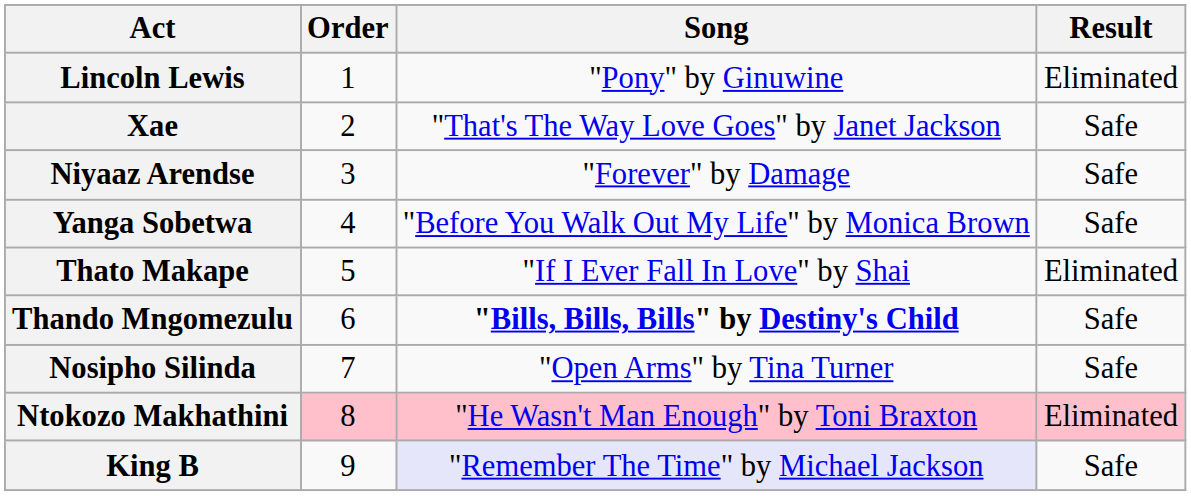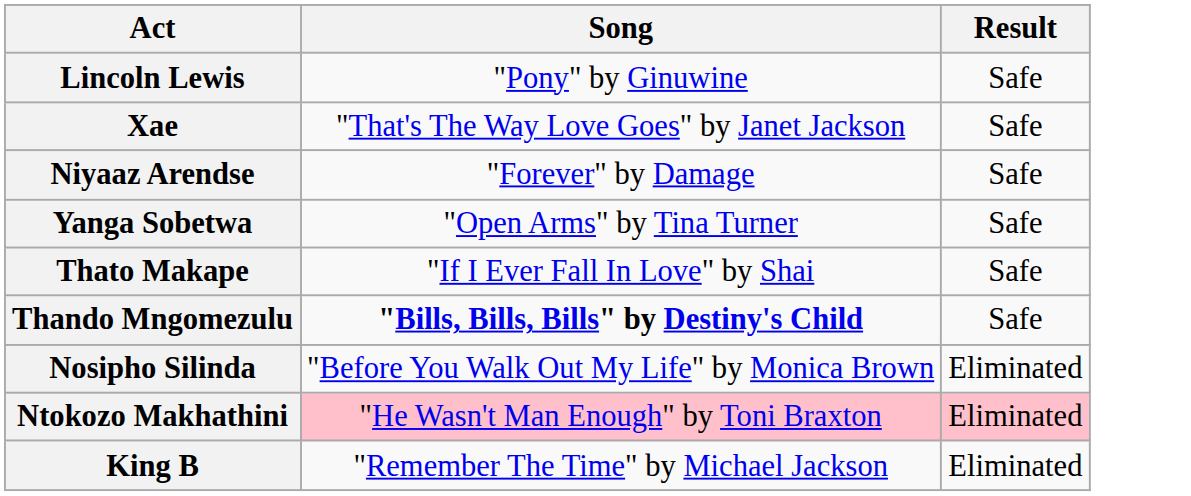- column: (348, 28)
(1111, 77) Eliminated -> (1015, 77) Safe
(716, 222) "Before You Walk Out My Life" by Monica Brown -> (621, 222) "Open Arms" by Tina Turner
(1111, 271) Eliminated -> (1015, 271) Safe
(716, 367) "Open Arms" by Tina Turner -> (621, 367) "Before You Walk Out My Life" by Monica Brown
(1111, 367) Safe -> (1015, 367) Eliminated
(716, 464) lavender background -> (621, 464) no background
(1111, 464) Safe -> (1015, 464) Eliminated
